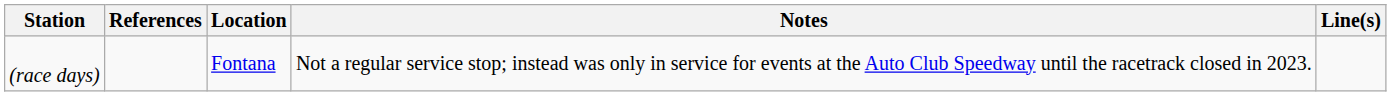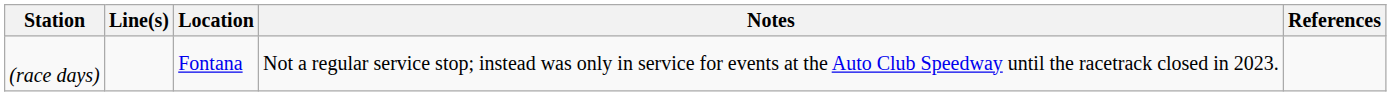columns swapped: (1351, 20) <-> (155, 20)
